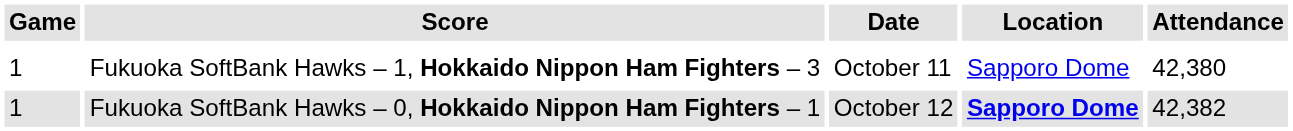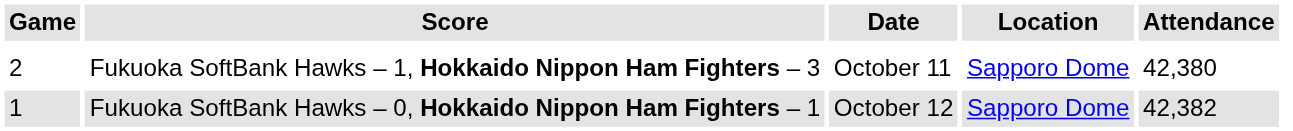(16, 67) 1 -> (16, 67) 2
(1053, 108) bold -> (1048, 108) normal
